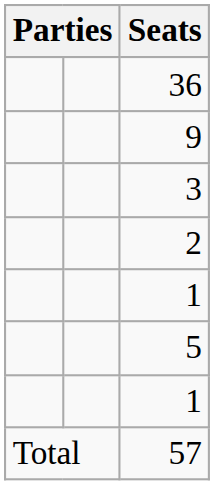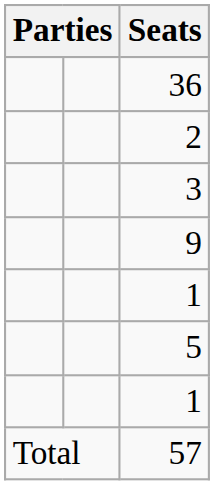rows swapped: (34, 137) <-> (34, 243)
